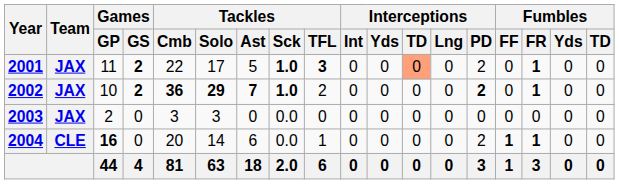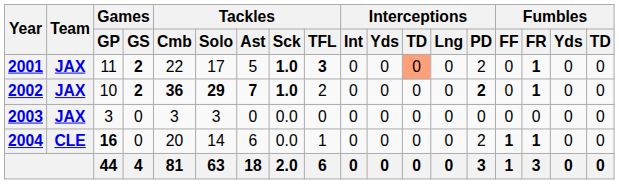(109, 116) 2 -> (109, 116) 3
